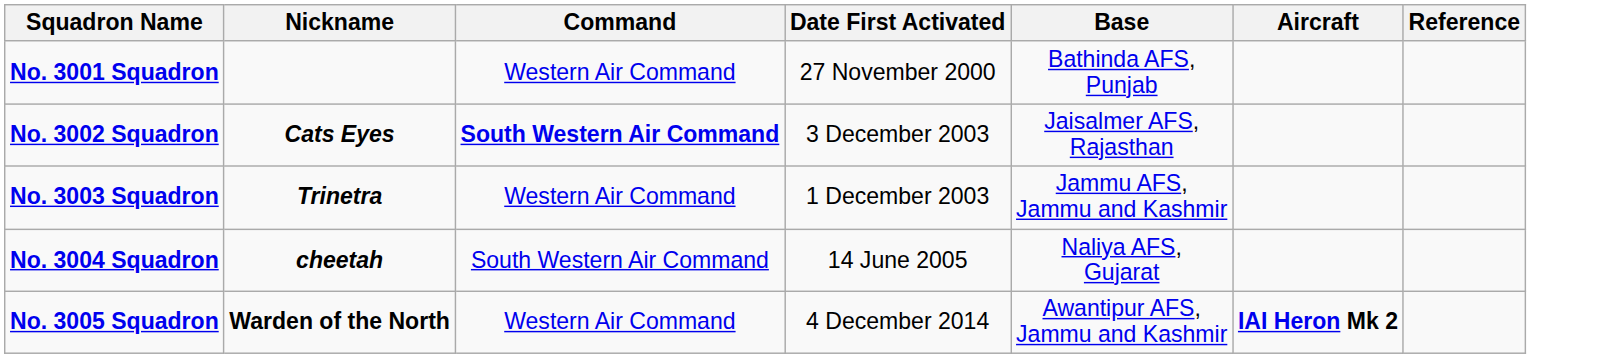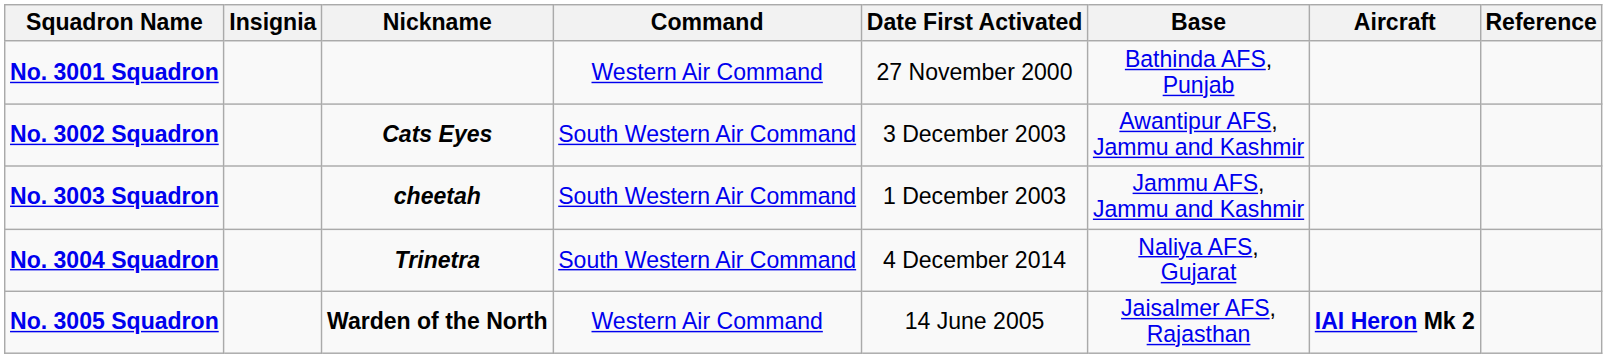+ column: (273, 22)
(620, 134) bold -> (707, 134) normal
(1122, 134) Jaisalmer AFS, Rajasthan -> (1199, 134) Awantipur AFS, Jammu and Kashmir
(340, 197) Trinetra -> (437, 197) cheetah
(620, 197) Western Air Command -> (707, 197) South Western Air Command
(340, 259) cheetah -> (437, 259) Trinetra
(898, 259) 14 June 2005 -> (975, 259) 4 December 2014
(898, 322) 4 December 2014 -> (975, 322) 14 June 2005
(1122, 322) Awantipur AFS, Jammu and Kashmir -> (1199, 322) Jaisalmer AFS, Rajasthan
